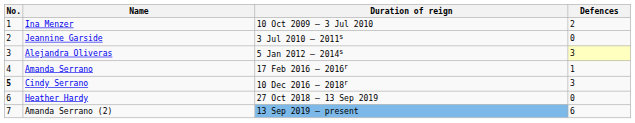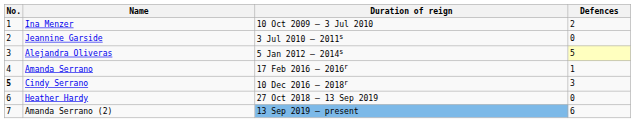(572, 53) 3 -> (572, 53) 5
